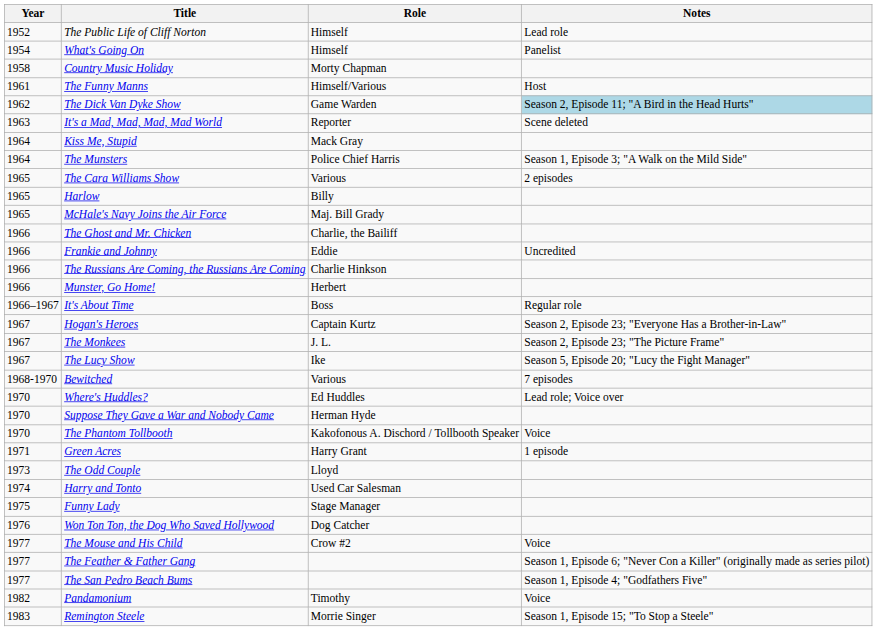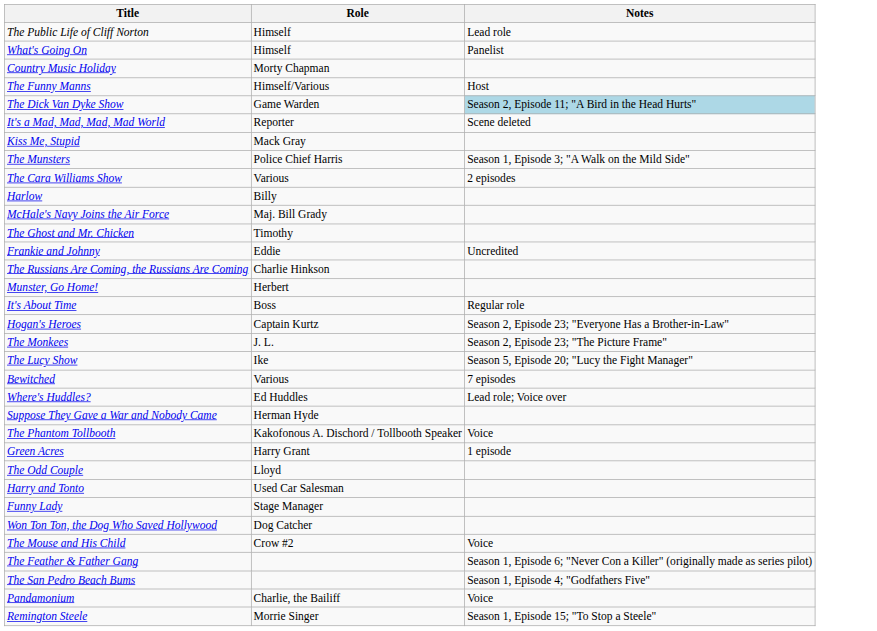- column: (33, 13)
(354, 232) Charlie, the Bailiff -> (273, 232) Timothy
(330, 598) Timothy -> (297, 598) Charlie, the Bailiff
